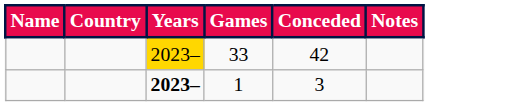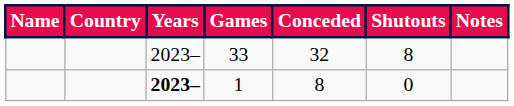+ column: (408, 21)
(175, 53) gold background -> (175, 53) no background
(319, 53) 42 -> (319, 53) 32
(319, 84) 3 -> (319, 84) 8
